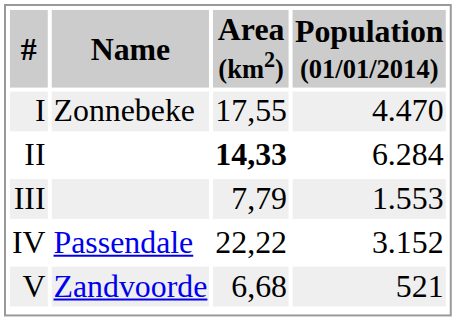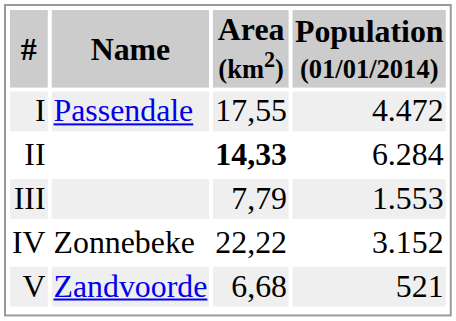(124, 111) Zonnebeke -> (123, 111) Passendale
(408, 111) 4.470 -> (408, 111) 4.472
(123, 243) Passendale -> (124, 243) Zonnebeke
